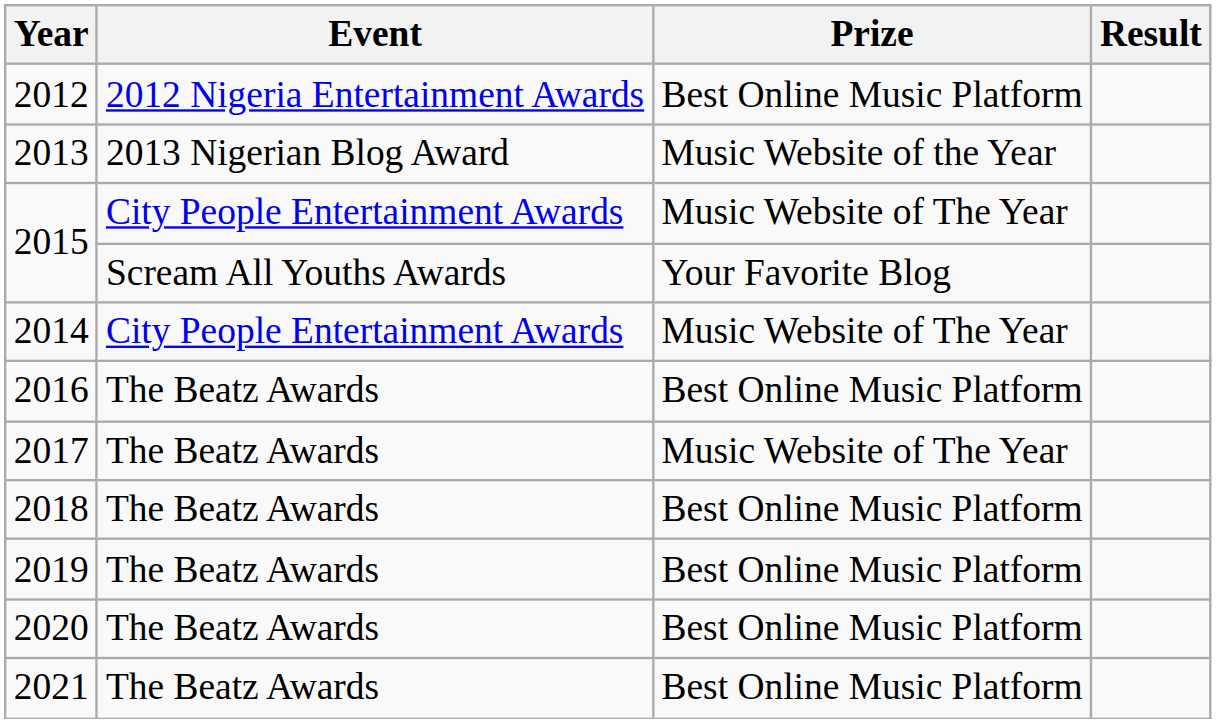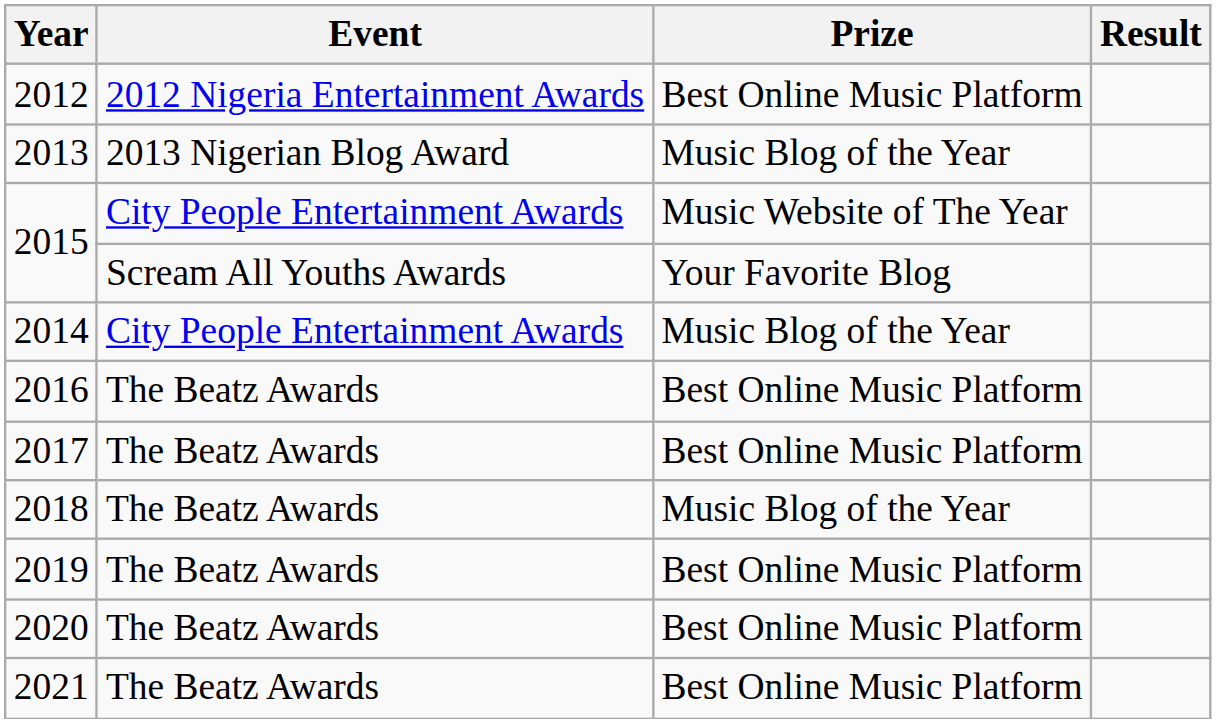(859, 152) Music Website of the Year -> (836, 152) Music Blog of the Year
(865, 331) Music Website of The Year -> (836, 331) Music Blog of the Year
(865, 449) Music Website of The Year -> (872, 449) Best Online Music Platform
(872, 509) Best Online Music Platform -> (836, 509) Music Blog of the Year
